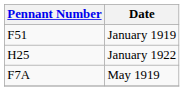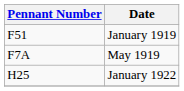rows swapped: (134, 75) <-> (142, 55)
